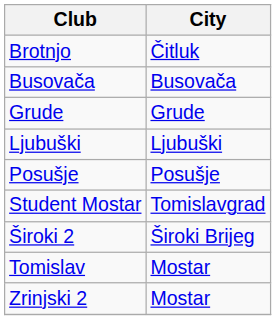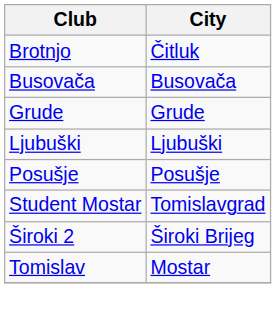- row: (48, 298)
